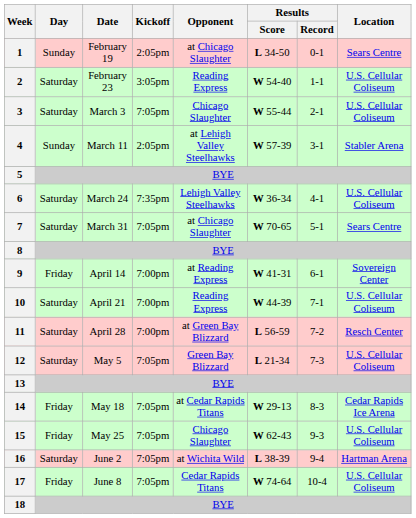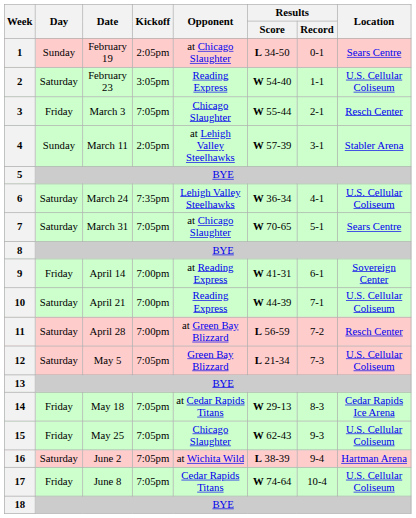(59, 111) Saturday -> (59, 111) Friday
(374, 111) U.S. Cellular Coliseum -> (374, 111) Resch Center
